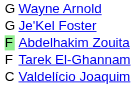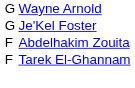(9, 42) lightgreen background -> (9, 42) no background
- row: (74, 76)
